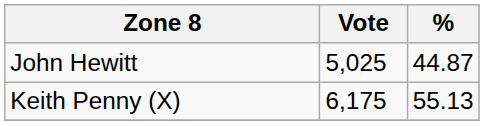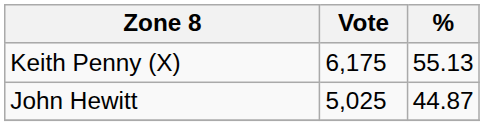rows swapped: (96, 100) <-> (74, 62)
